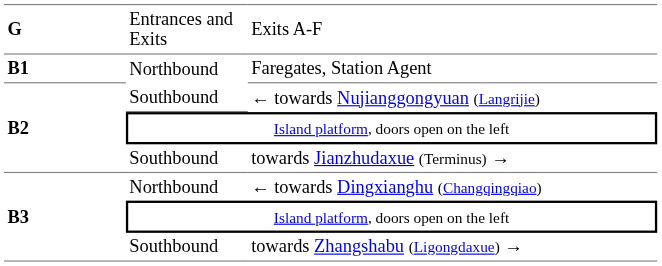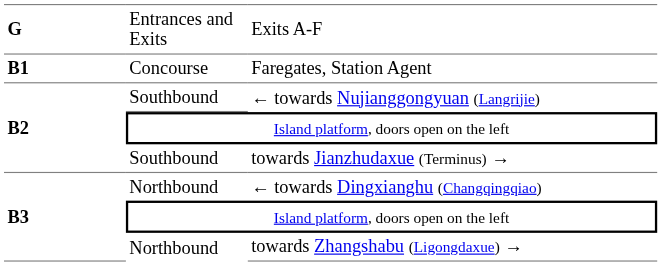(174, 68) Northbound -> (169, 68) Concourse
(174, 246) Southbound -> (174, 247) Northbound
